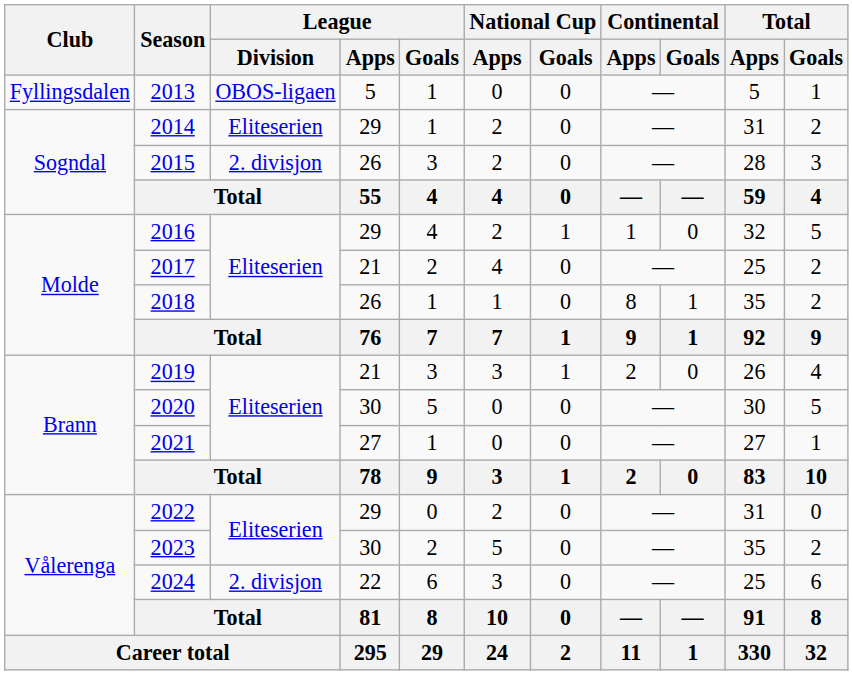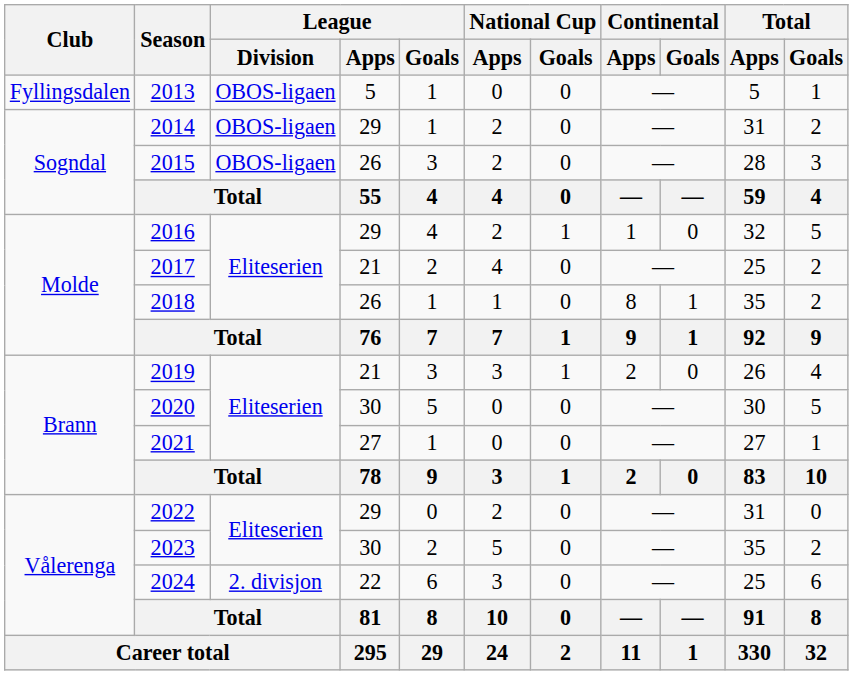(275, 127) Eliteserien -> (275, 127) OBOS-ligaen
(275, 162) 2. divisjon -> (275, 162) OBOS-ligaen
